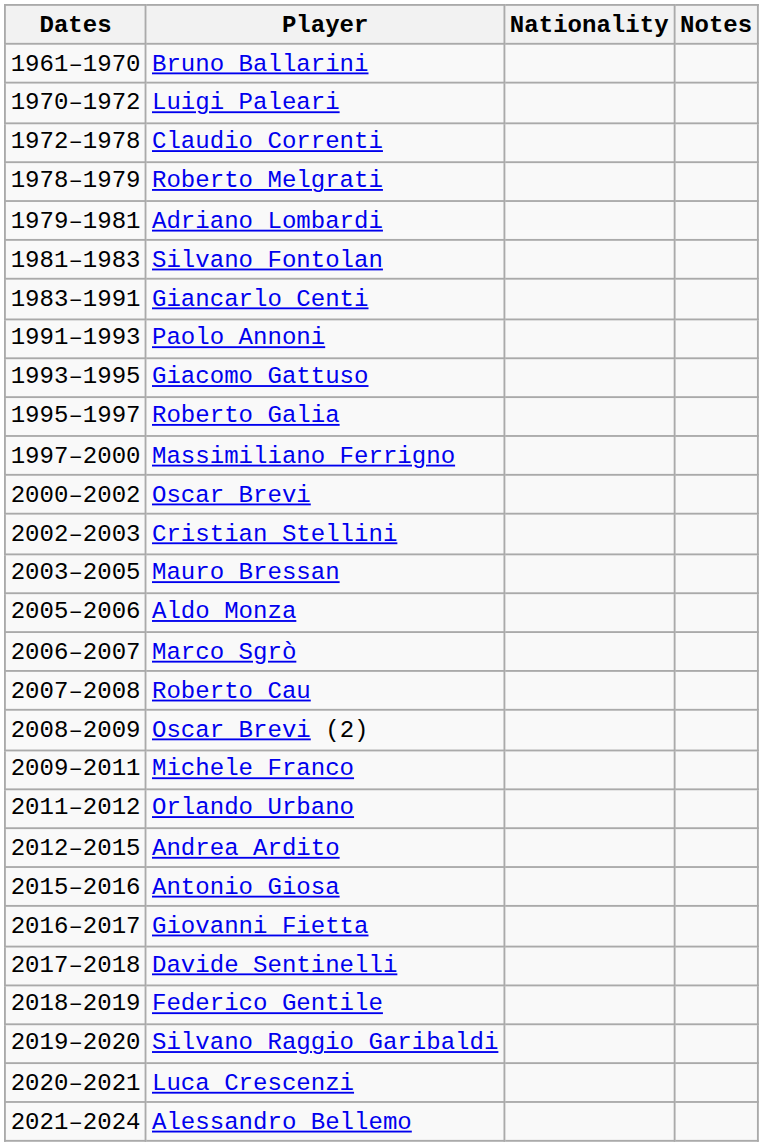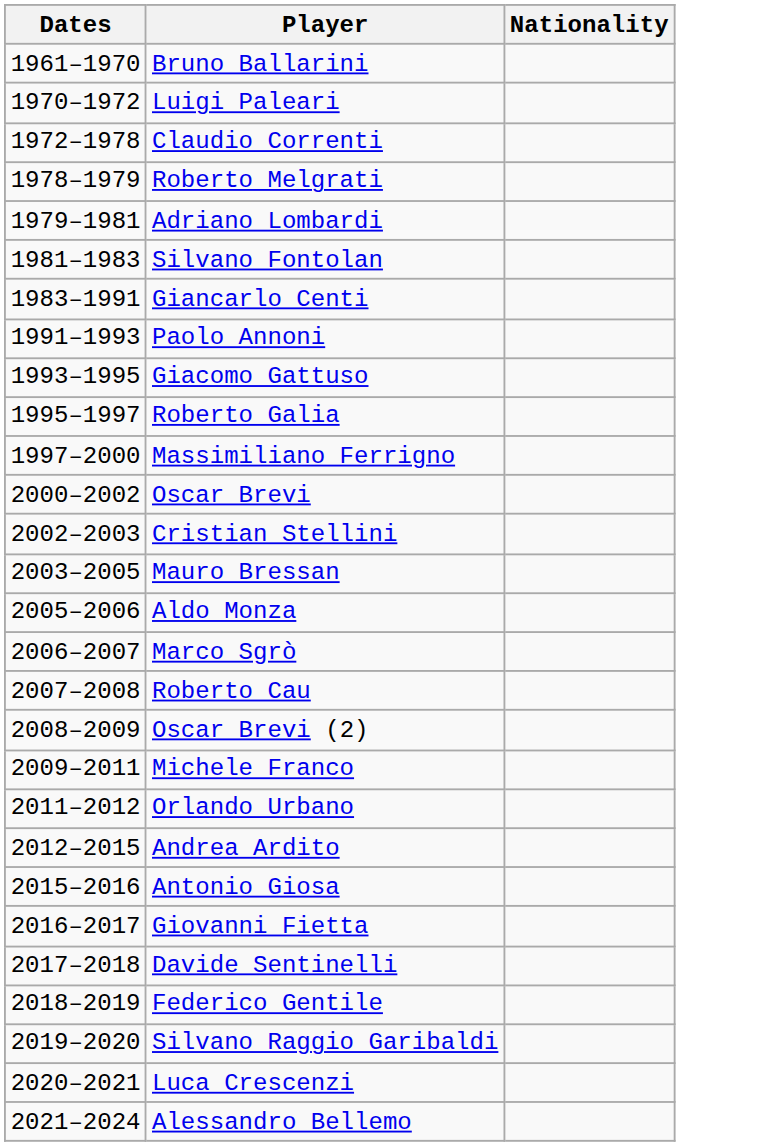- column: (716, 25)
